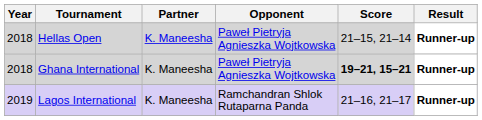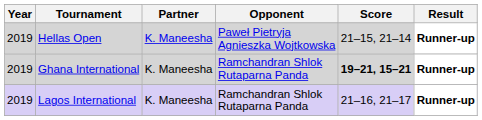(20, 38) 2018 -> (20, 38) 2019
(20, 69) 2018 -> (20, 69) 2019
(277, 69) Paweł Pietryja Agnieszka Wojtkowska -> (270, 69) Ramchandran Shlok Rutaparna Panda
